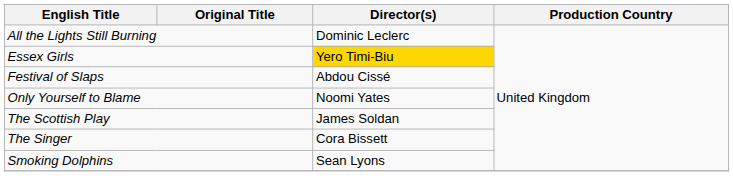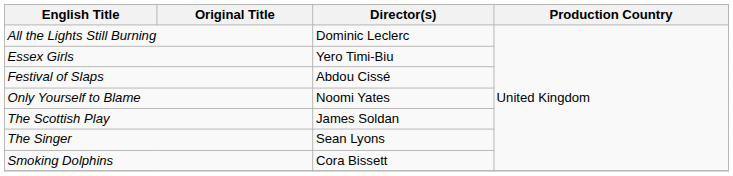(355, 56) gold background -> (355, 56) no background
(352, 139) Cora Bissett -> (350, 139) Sean Lyons
(350, 160) Sean Lyons -> (352, 160) Cora Bissett
